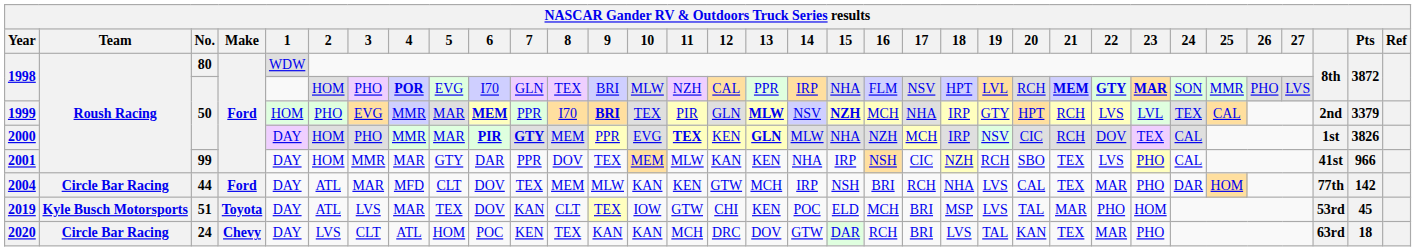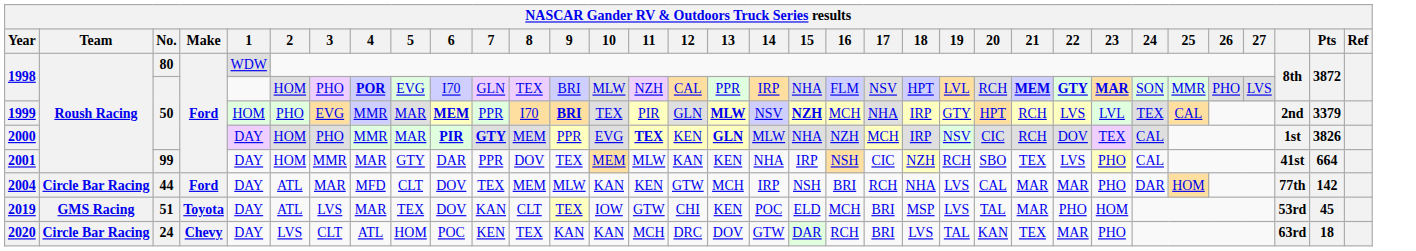(1365, 161) 966 -> (1327, 161) 664
(1071, 185) TEX -> (1032, 185) MAR
(115, 209) Kyle Busch Motorsports -> (96, 209) GMS Racing
